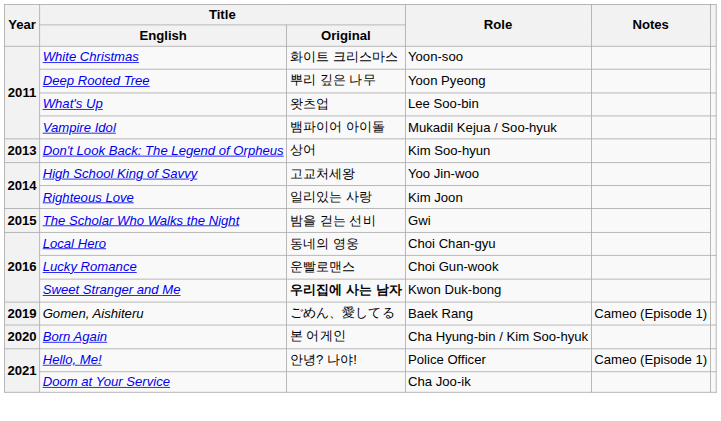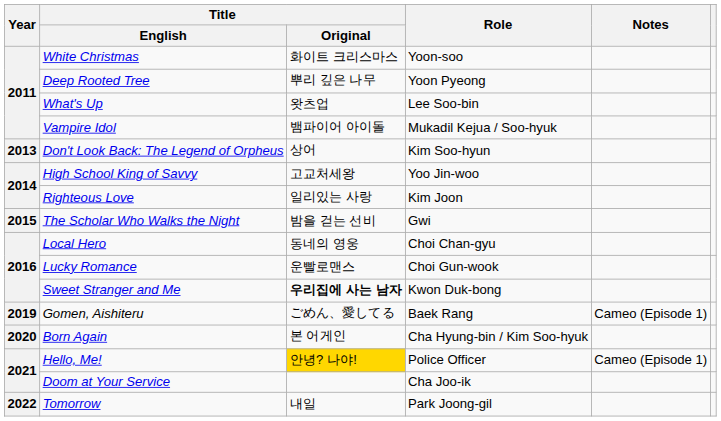(323, 359) no background -> (323, 359) gold background
+ row: (72, 404)
